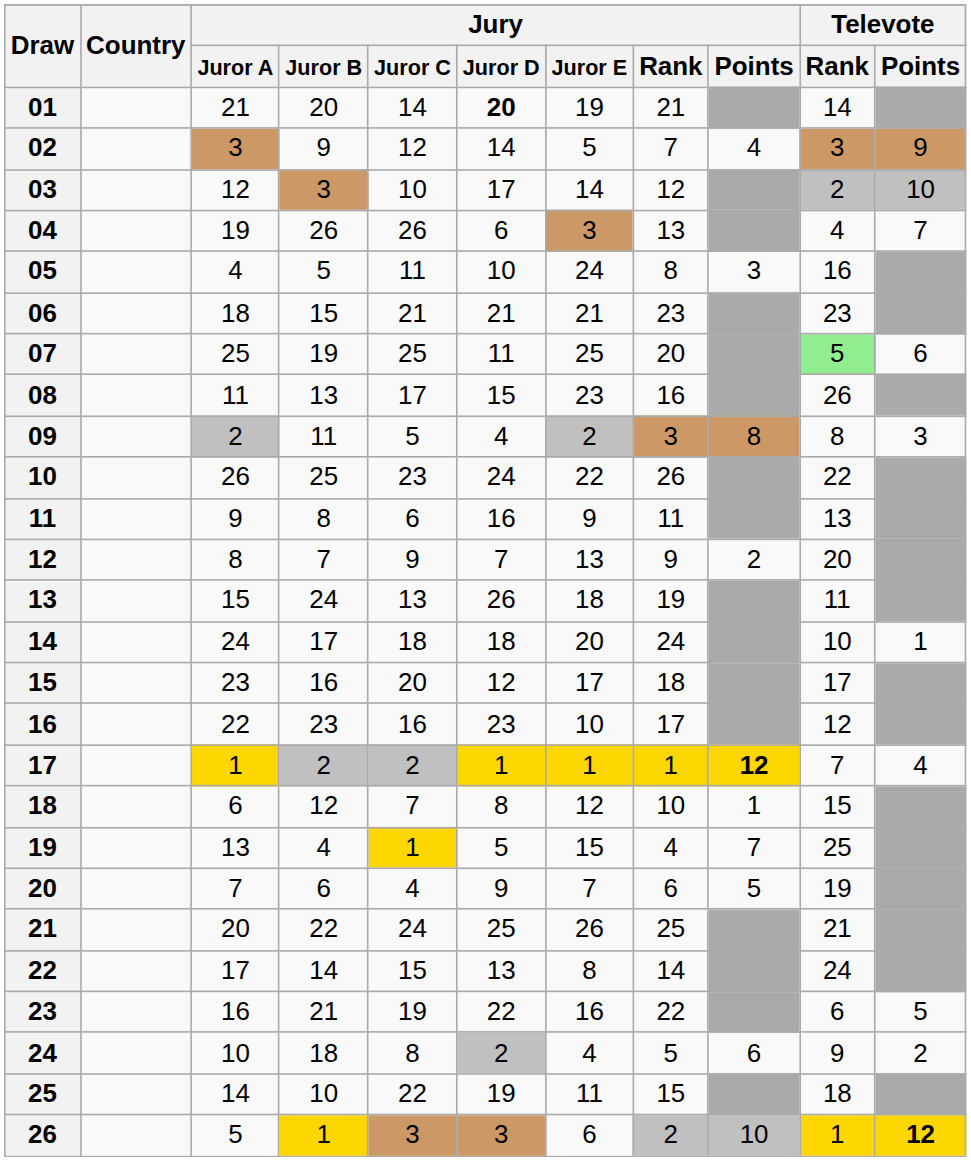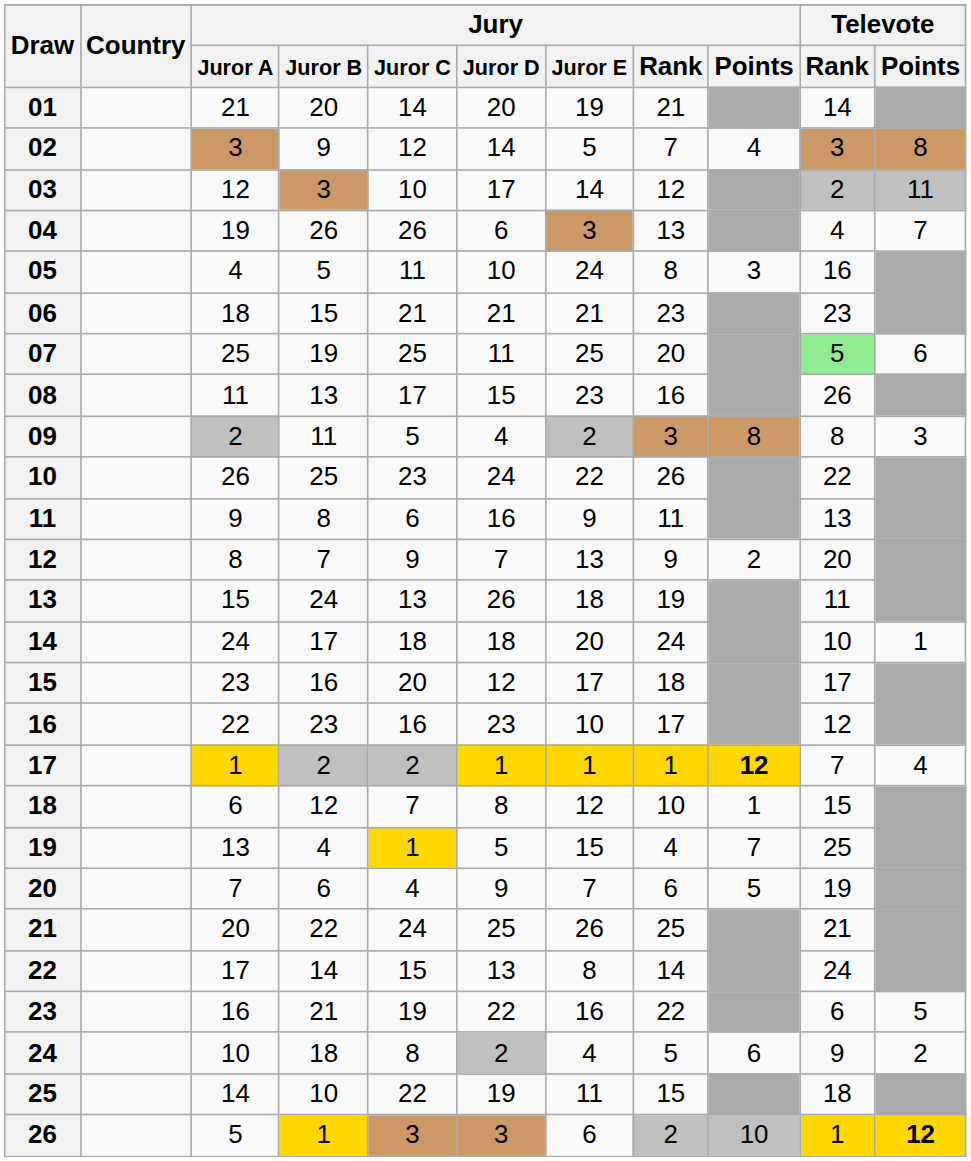(501, 107) bold -> (501, 107) normal
(921, 148) 9 -> (921, 148) 8
(921, 189) 10 -> (921, 189) 11
